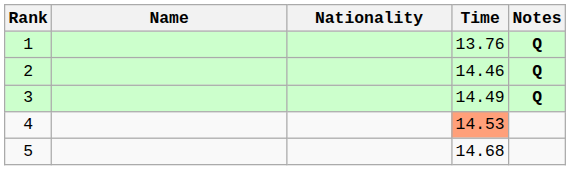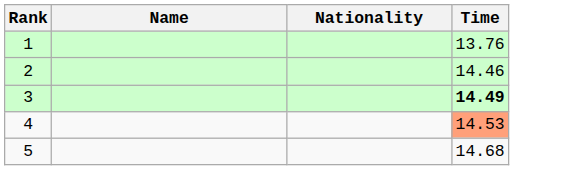- column: (537, 18)
(480, 98) normal -> (480, 98) bold
